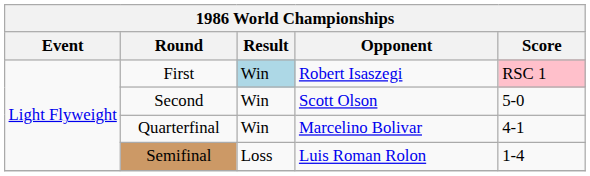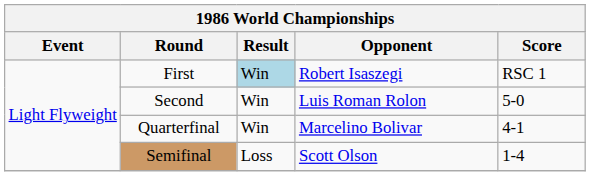(524, 73) pink background -> (524, 73) no background
(338, 100) Scott Olson -> (363, 100) Luis Roman Rolon
(363, 155) Luis Roman Rolon -> (338, 155) Scott Olson
